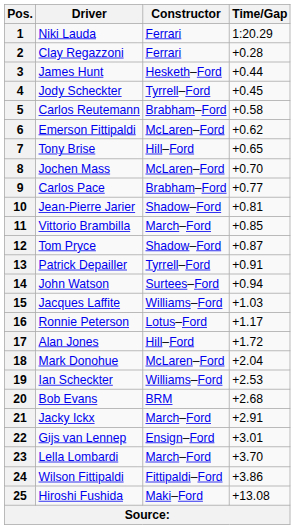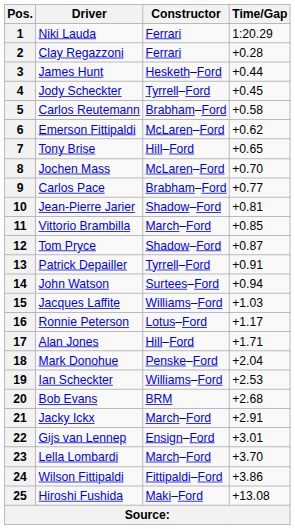(248, 341) +1.72 -> (248, 341) +1.71
(185, 361) McLaren–Ford -> (182, 361) Penske–Ford
